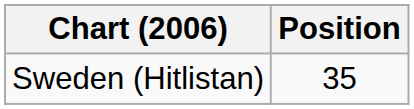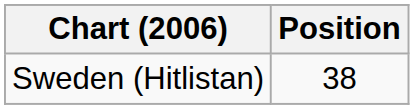(340, 78) 35 -> (340, 78) 38
